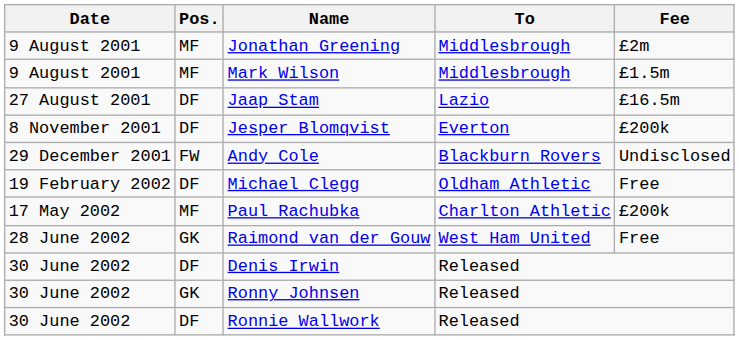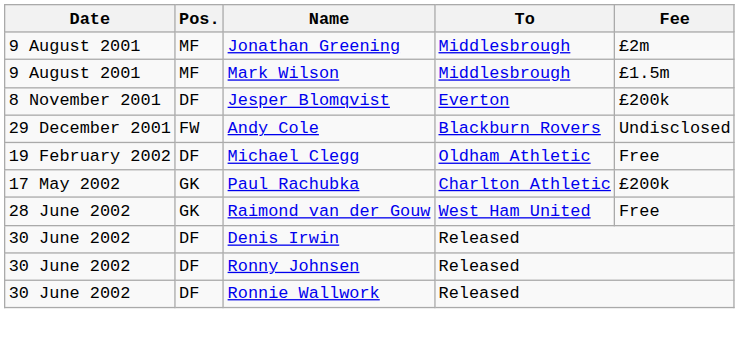- row: (273, 101)
(189, 211) MF -> (189, 184) GK
(189, 294) GK -> (189, 266) DF
